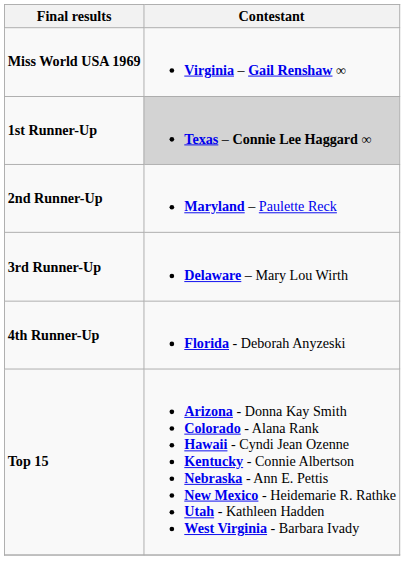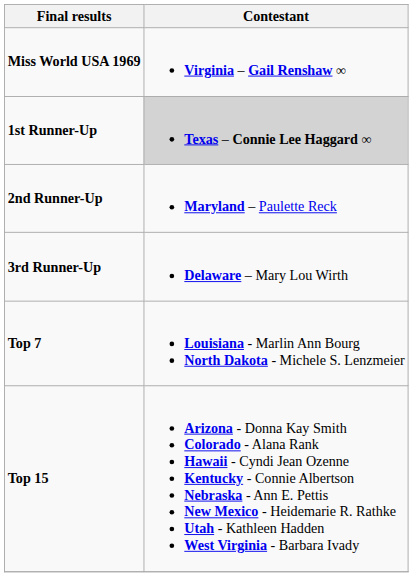- row: (54, 335)
+ row: (25, 343)
